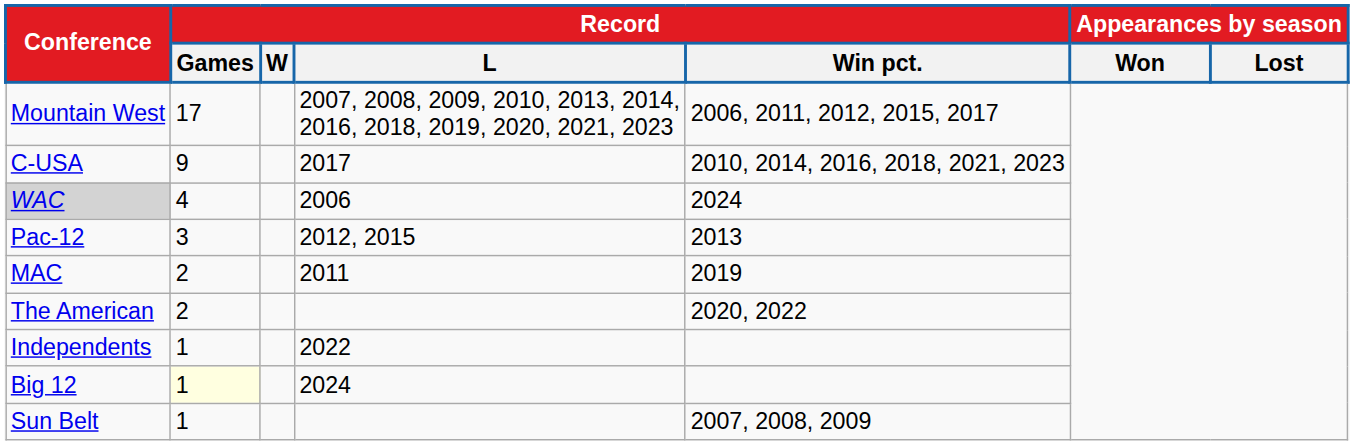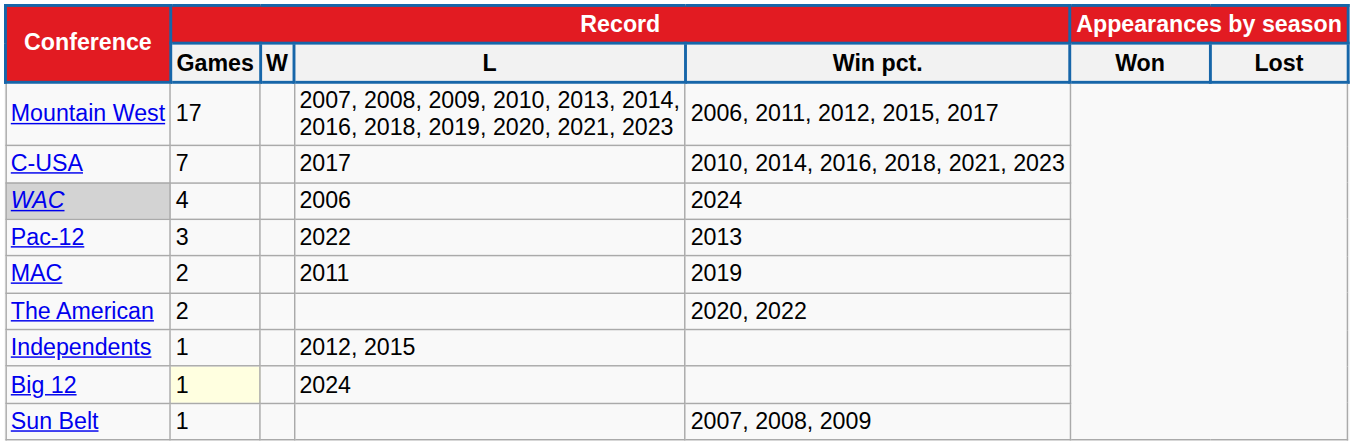(182, 163) 9 -> (182, 163) 7
(357, 237) 2012, 2015 -> (325, 237) 2022
(325, 347) 2022 -> (357, 347) 2012, 2015
